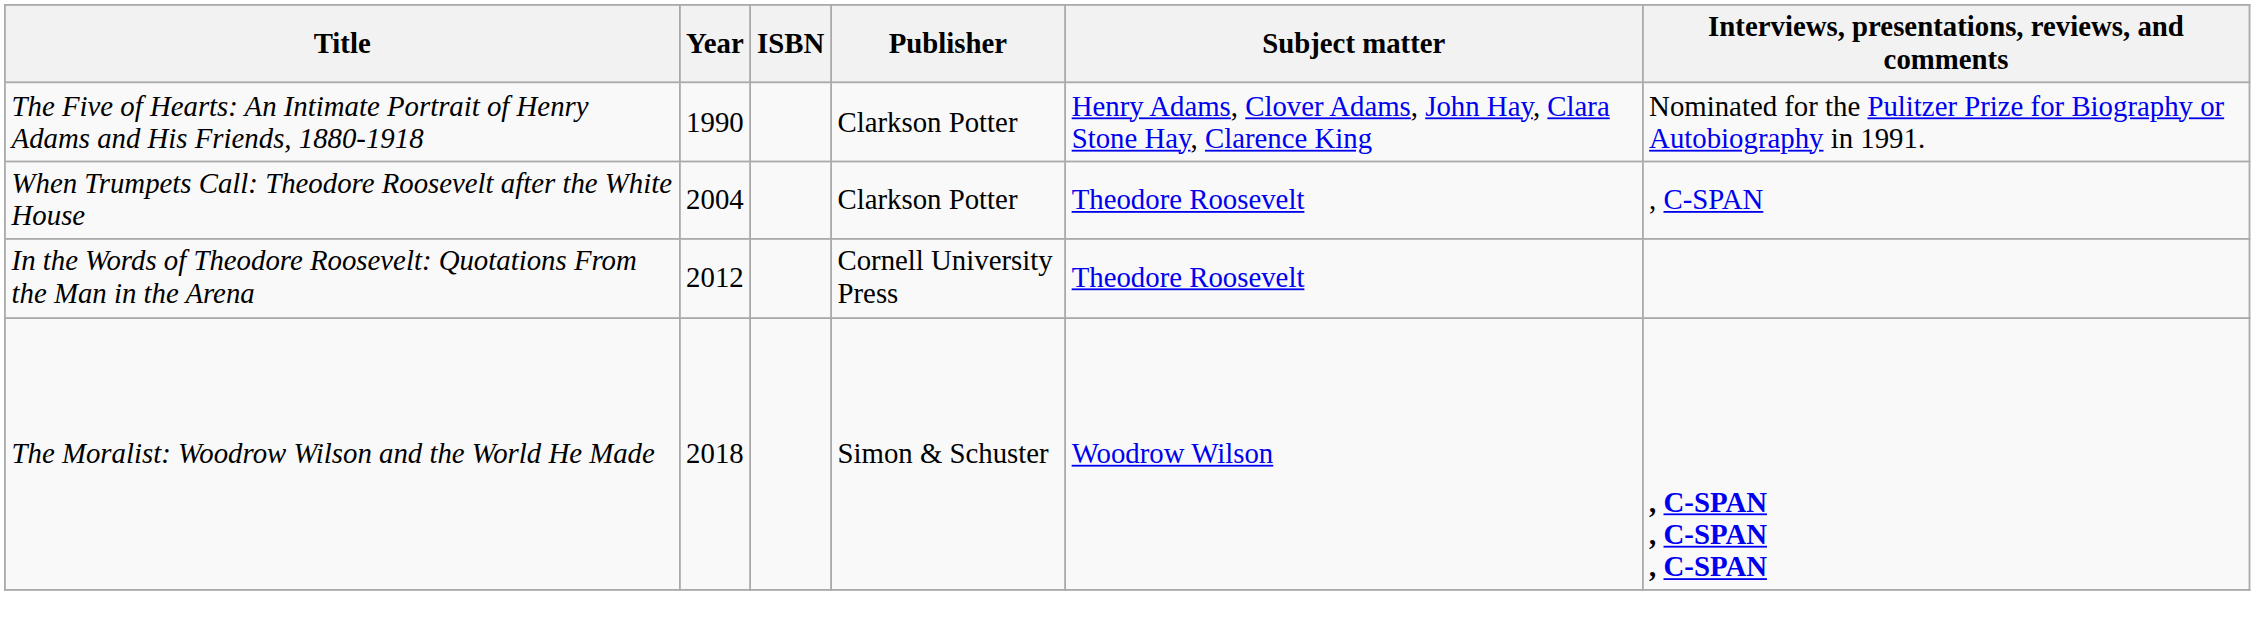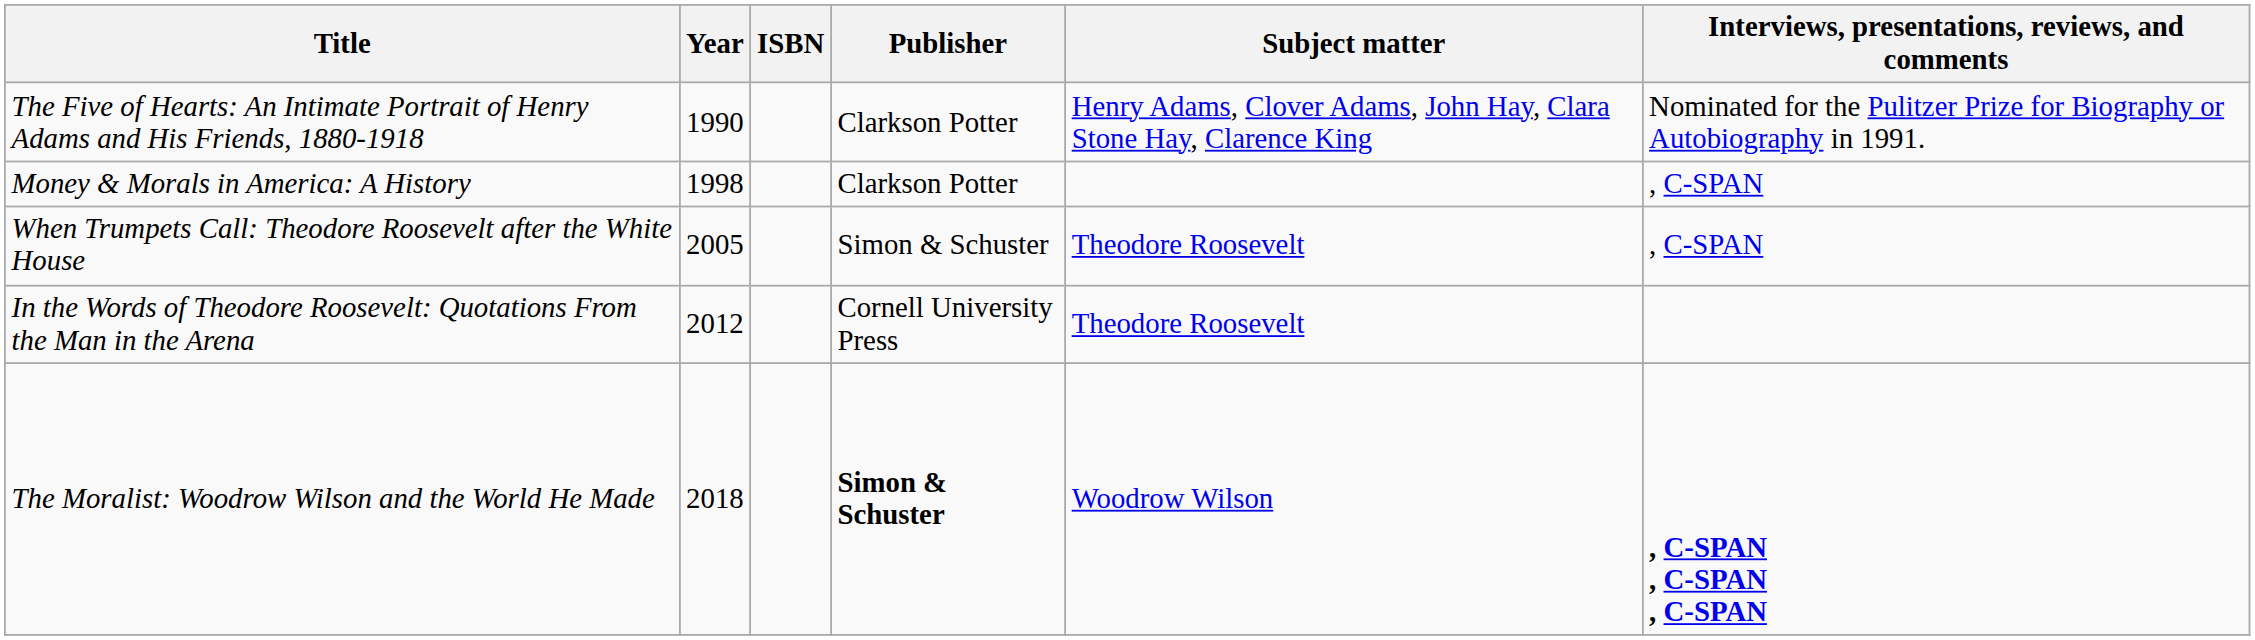+ row: (241, 183)
(715, 199) 2004 -> (715, 245) 2005
(927, 199) Clarkson Potter -> (943, 245) Simon & Schuster
(943, 453) normal -> (892, 498) bold
